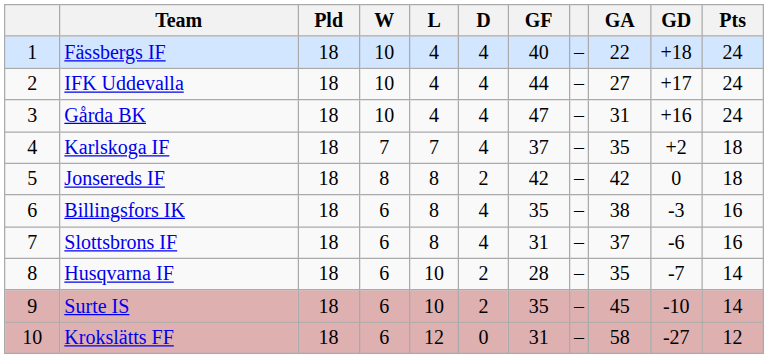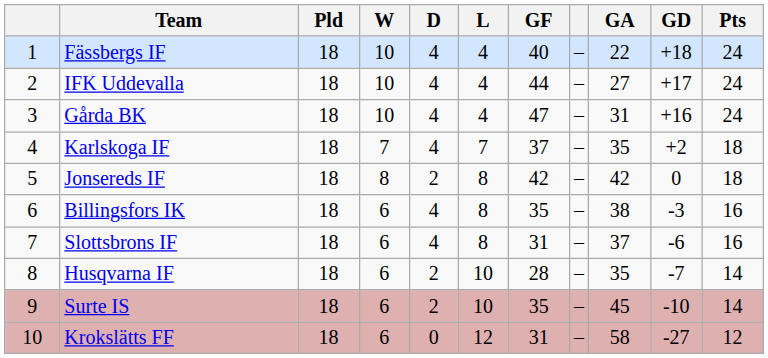columns swapped: (483, 20) <-> (434, 20)
